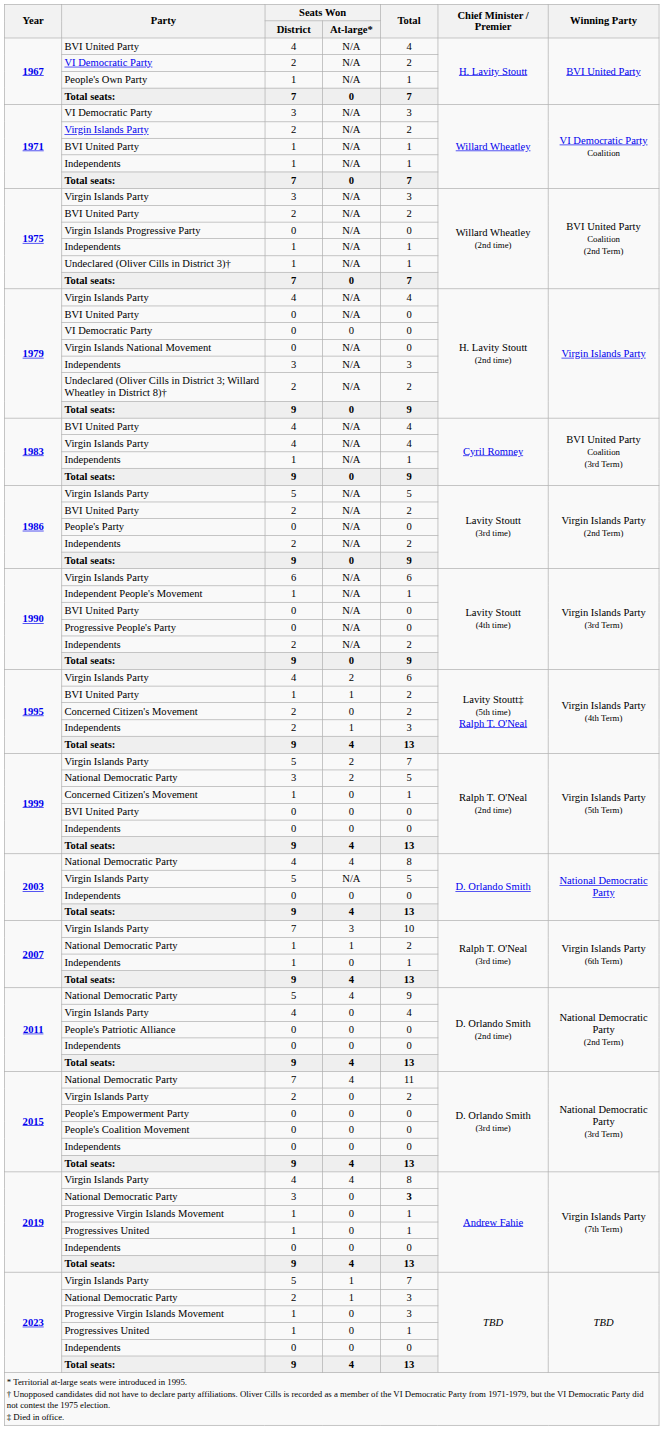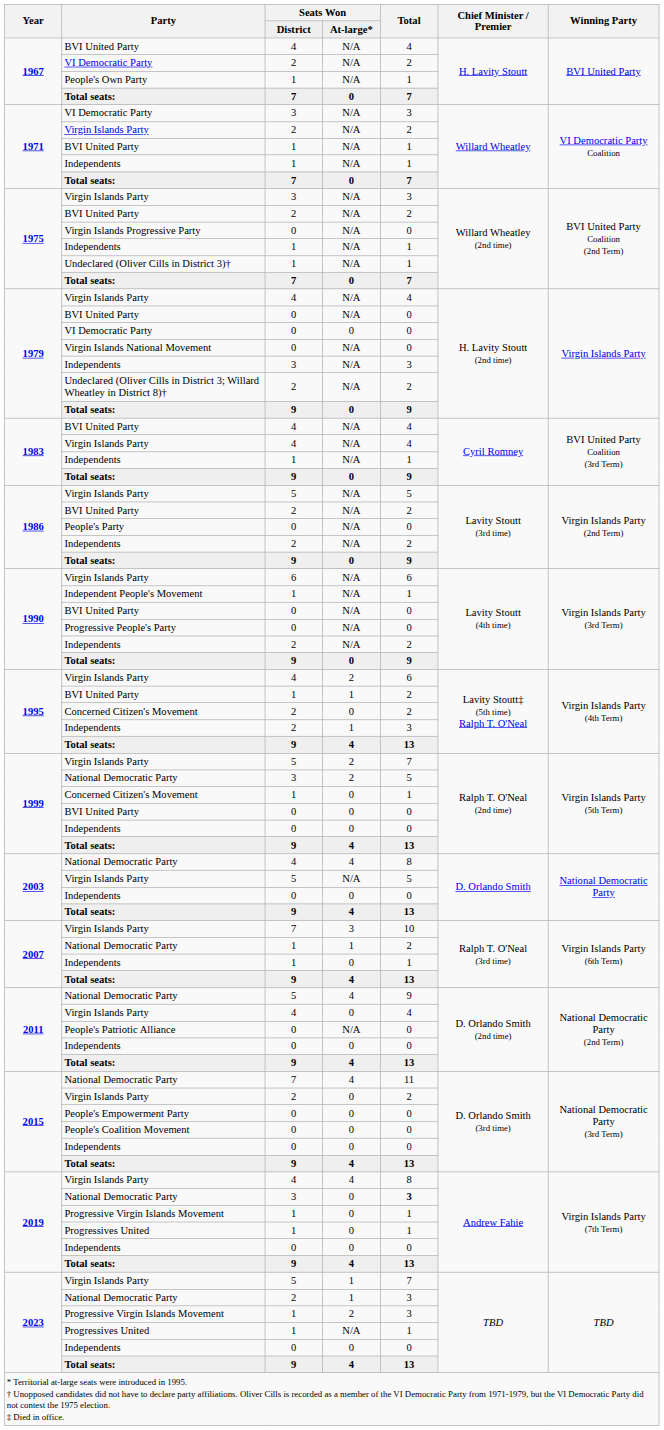(351, 1029) 0 -> (351, 1029) N/A
(351, 1314) 0 -> (351, 1314) 2
(351, 1331) 0 -> (351, 1331) N/A
